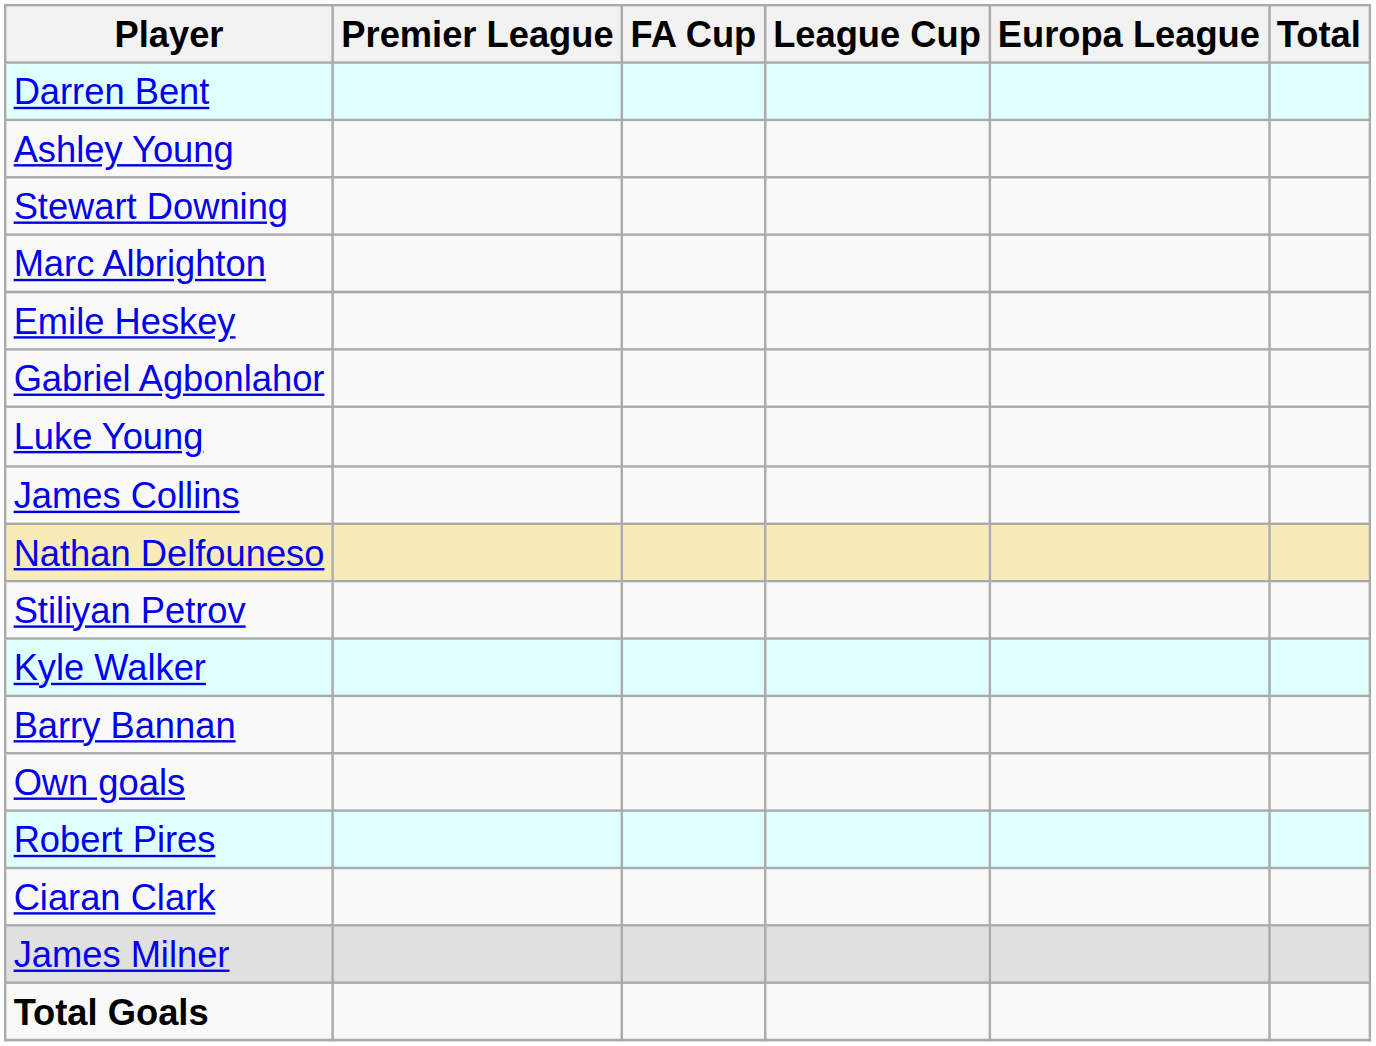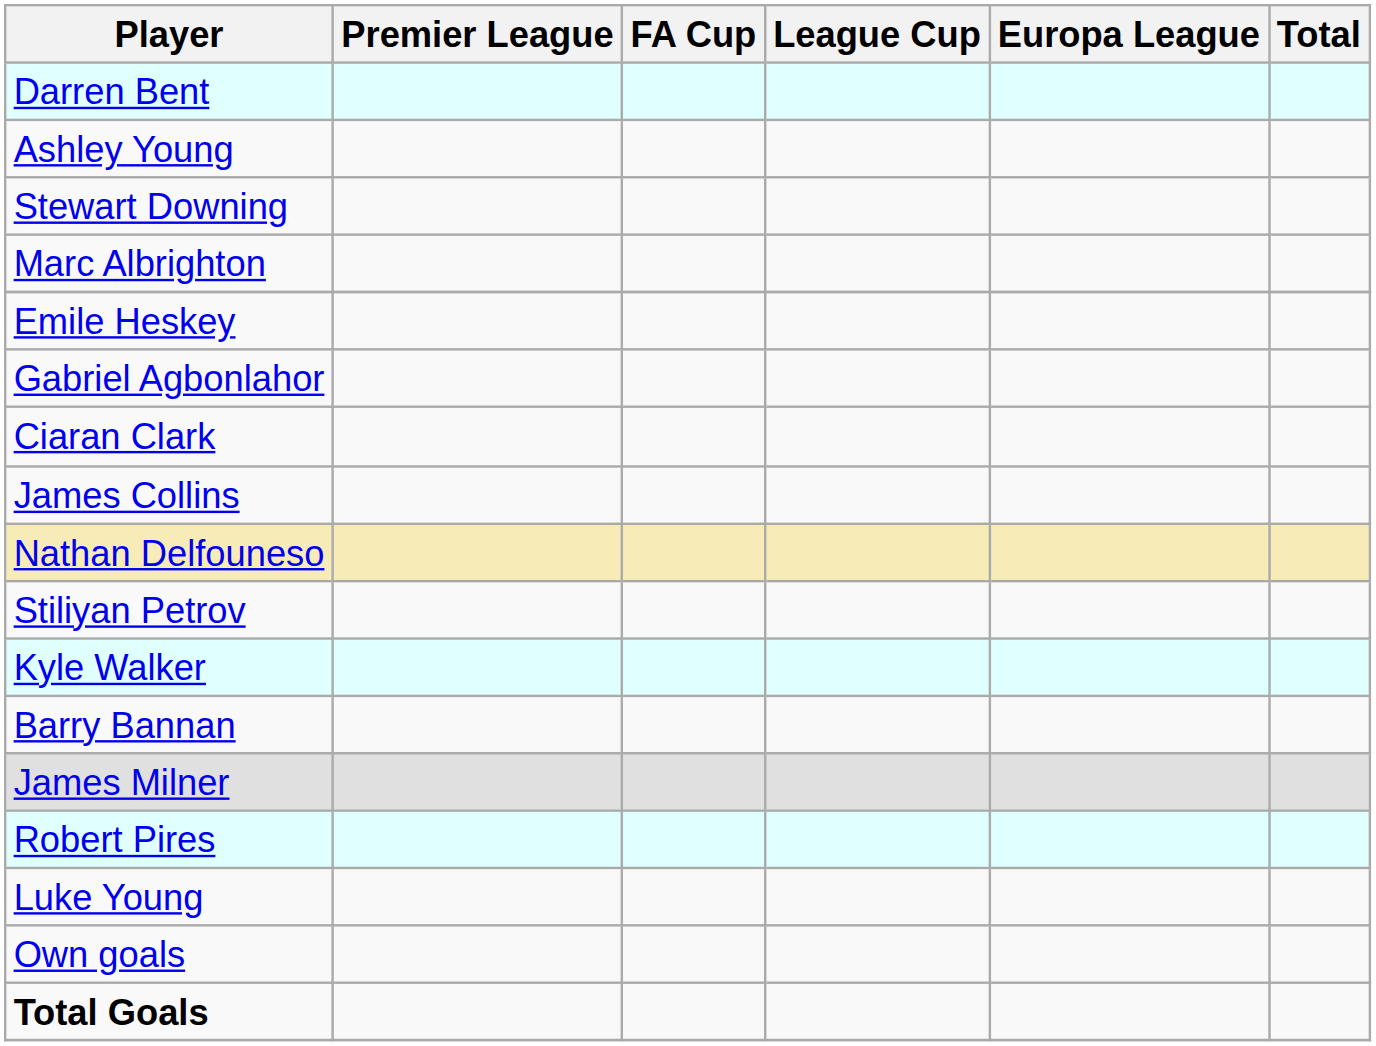rows swapped: (115, 897) <-> (109, 437)
rows swapped: (122, 954) <-> (99, 782)
